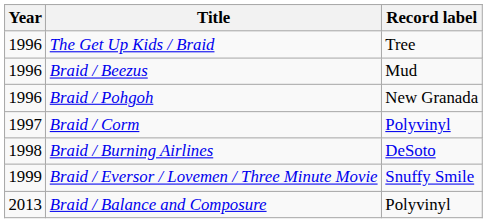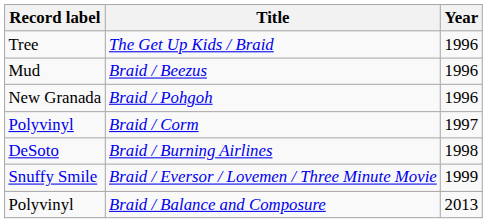columns swapped: (25, 17) <-> (432, 17)
